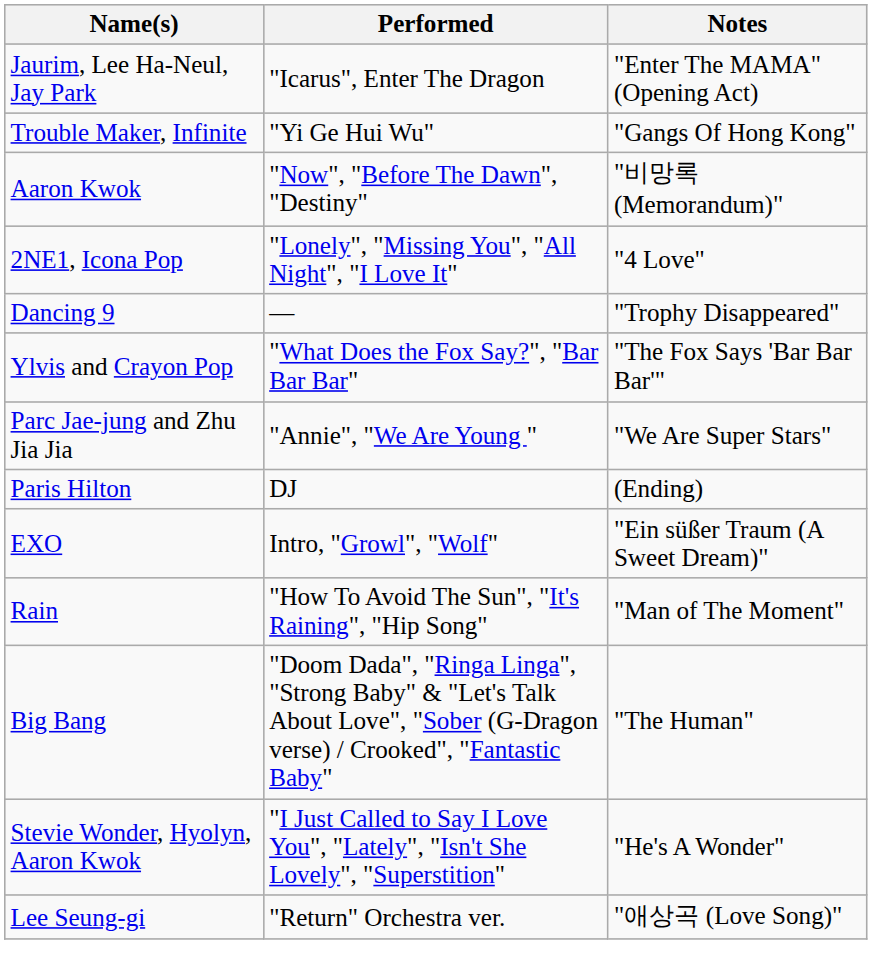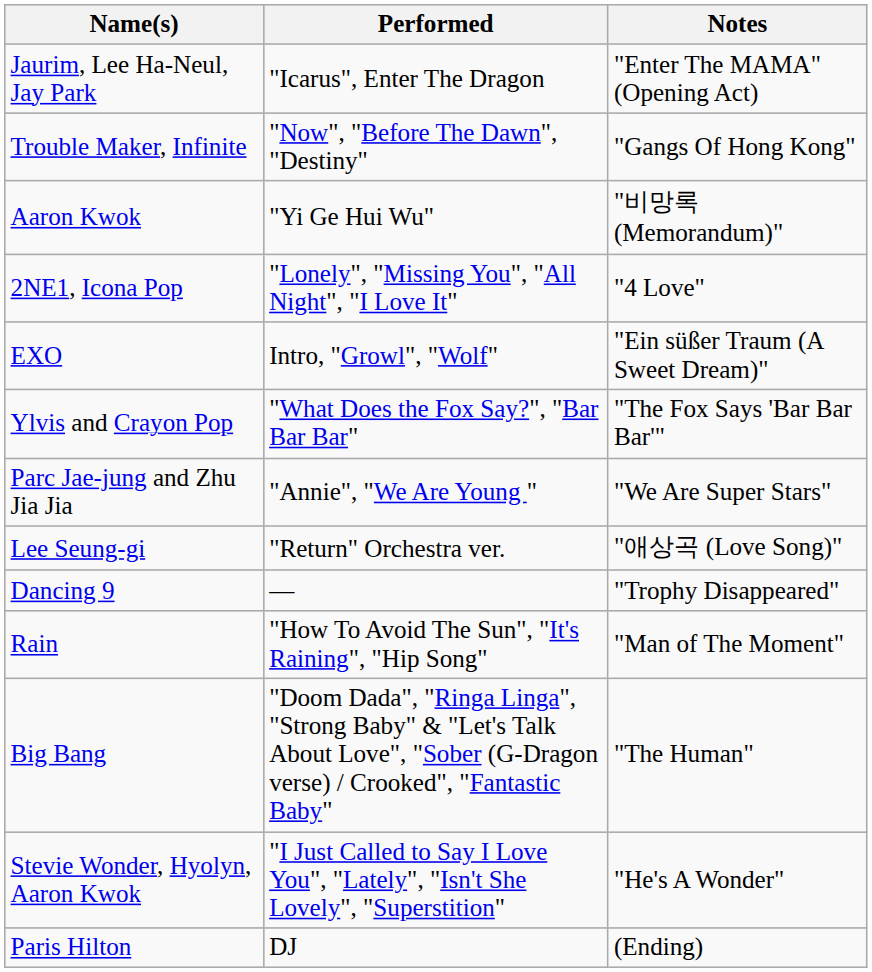(352, 132) "Yi Ge Hui Wu" -> (413, 146) "Now", "Before The Dawn", "Destiny"
(413, 188) "Now", "Before The Dawn", "Destiny" -> (352, 216) "Yi Ge Hui Wu"
rows swapped: (63, 313) <-> (36, 543)
rows swapped: (78, 916) <-> (71, 489)
